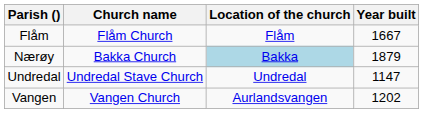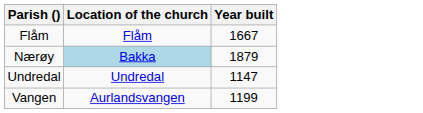- column: (135, 14)
(386, 98) 1202 -> (244, 98) 1199
